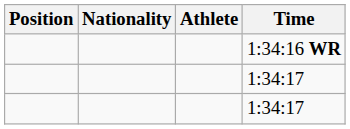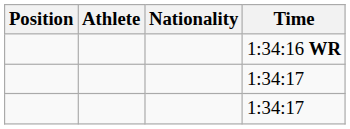columns swapped: (209, 19) <-> (127, 19)
